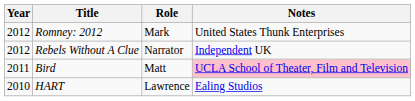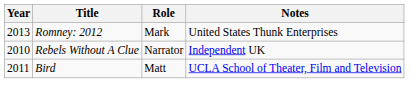(19, 31) 2012 -> (19, 31) 2013
(19, 50) 2012 -> (19, 50) 2010
(301, 68) pink background -> (295, 68) no background
- row: (50, 86)
